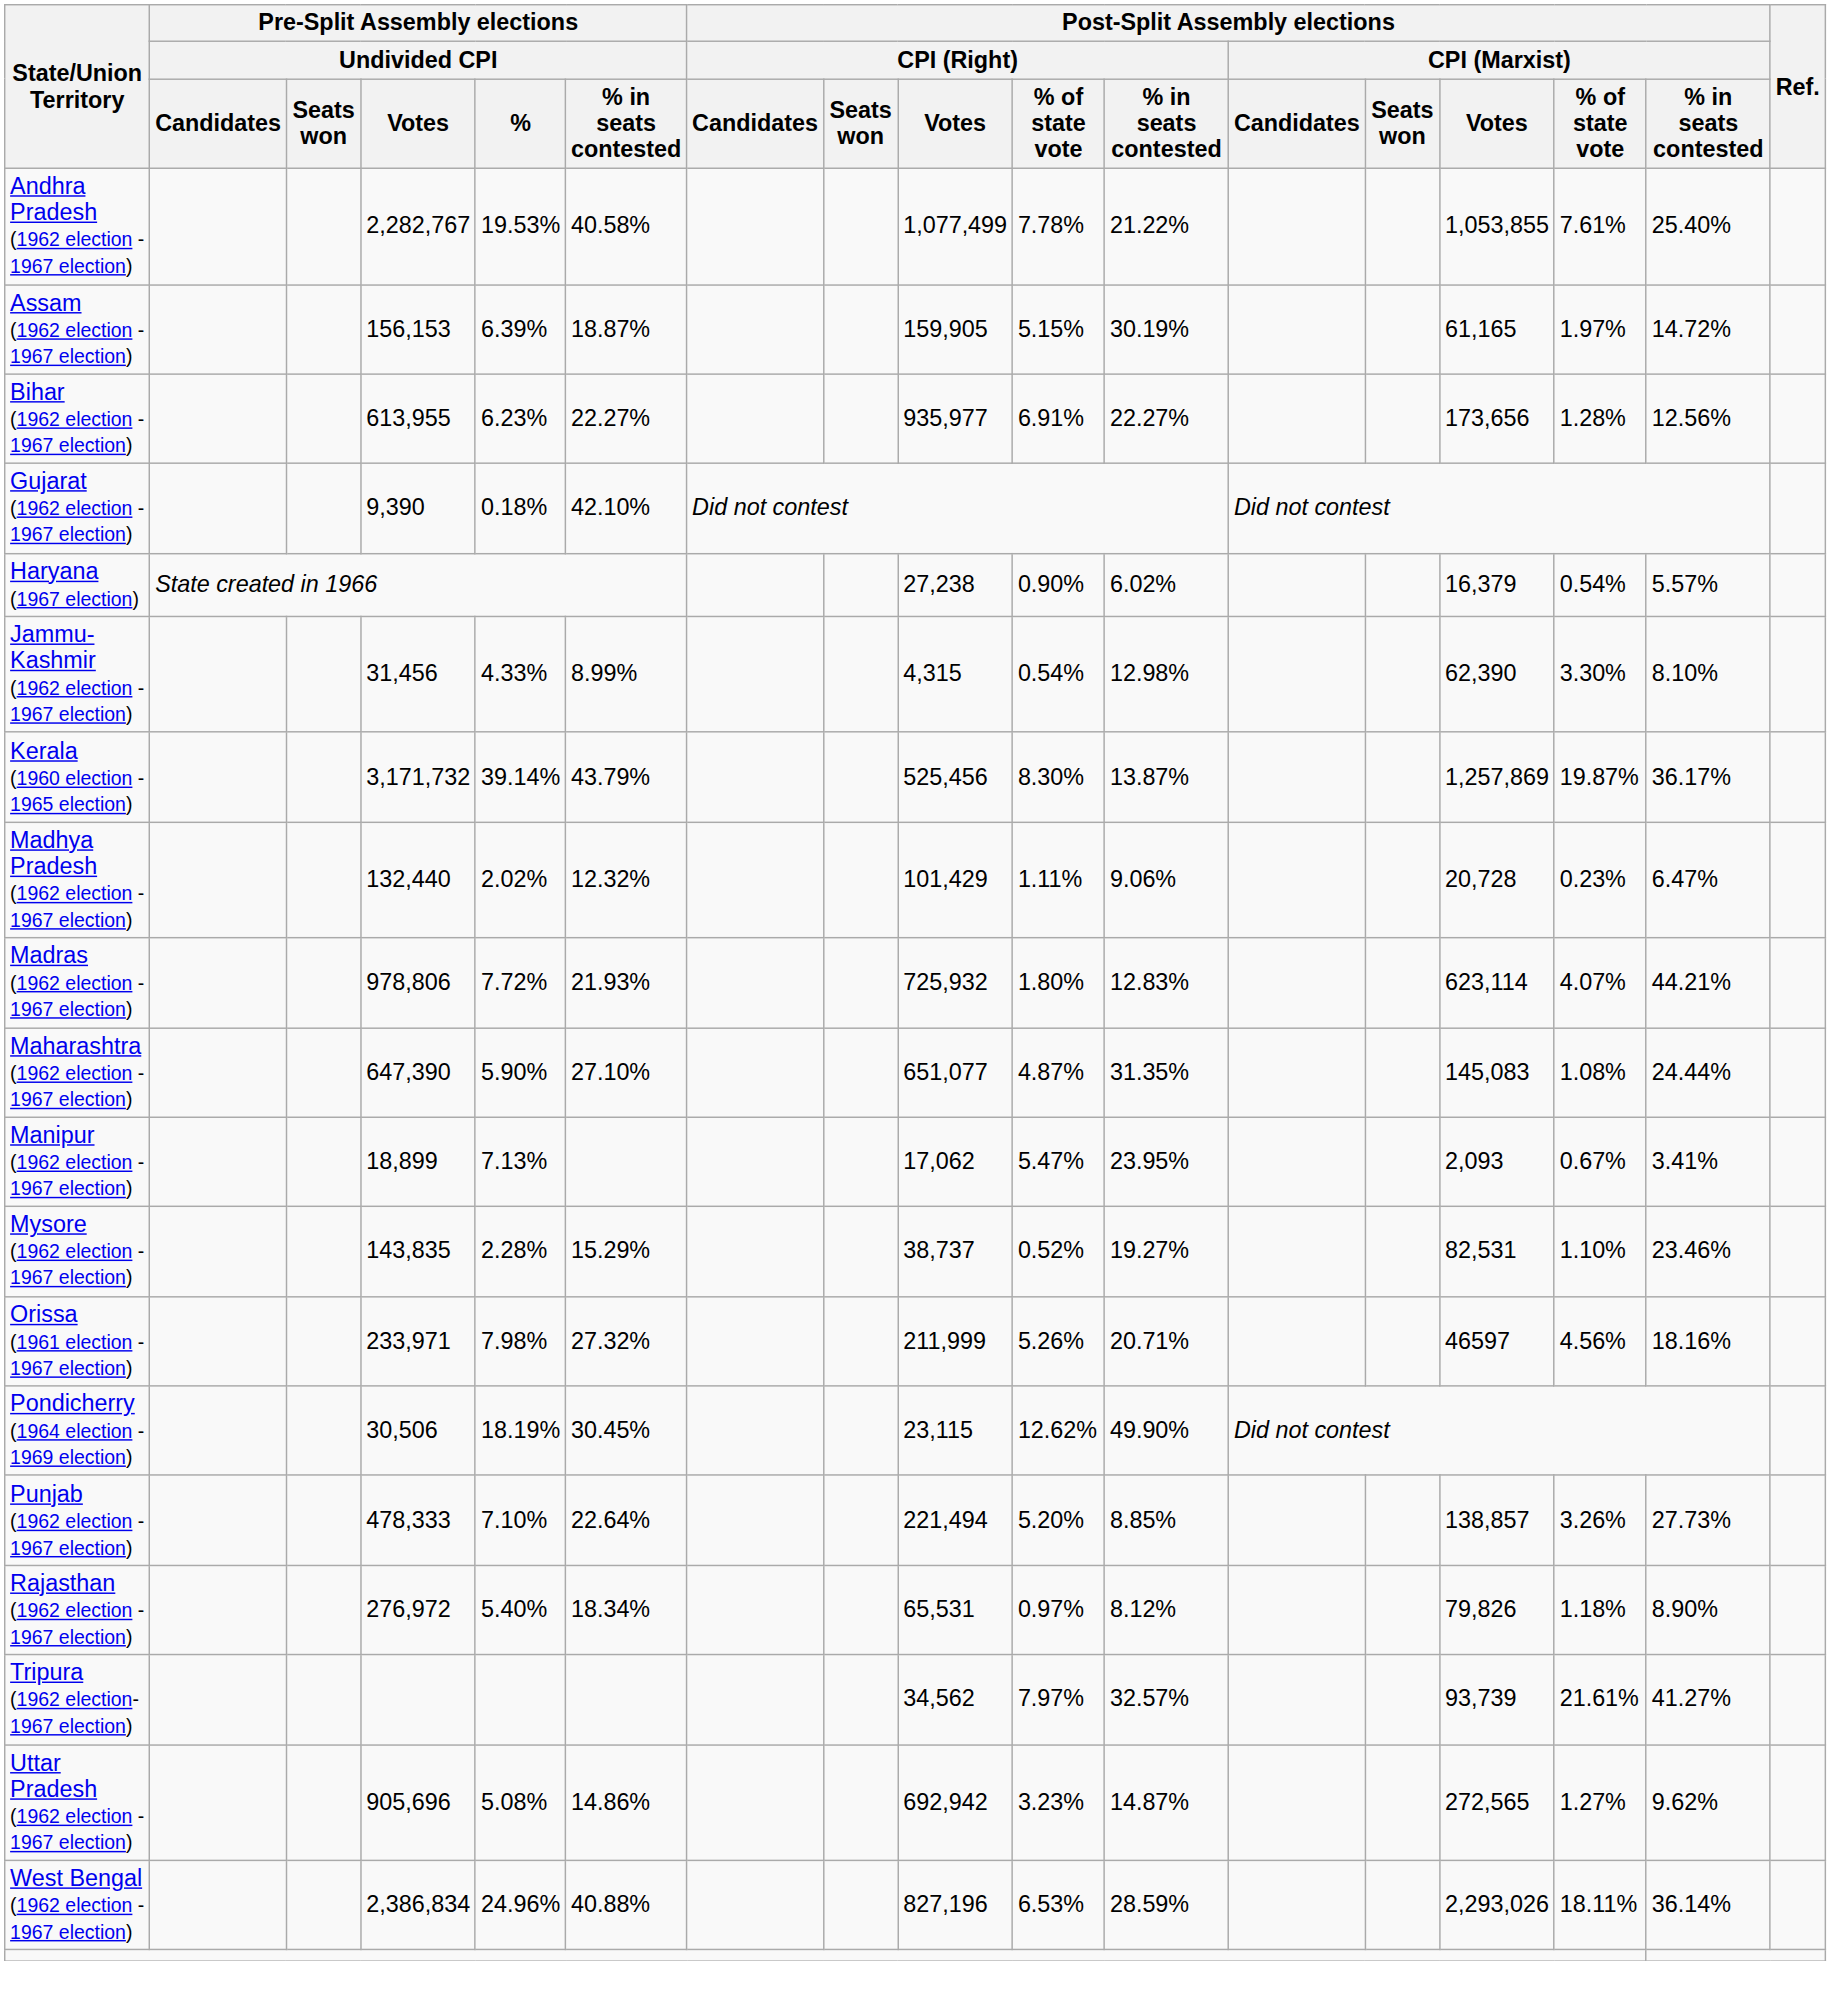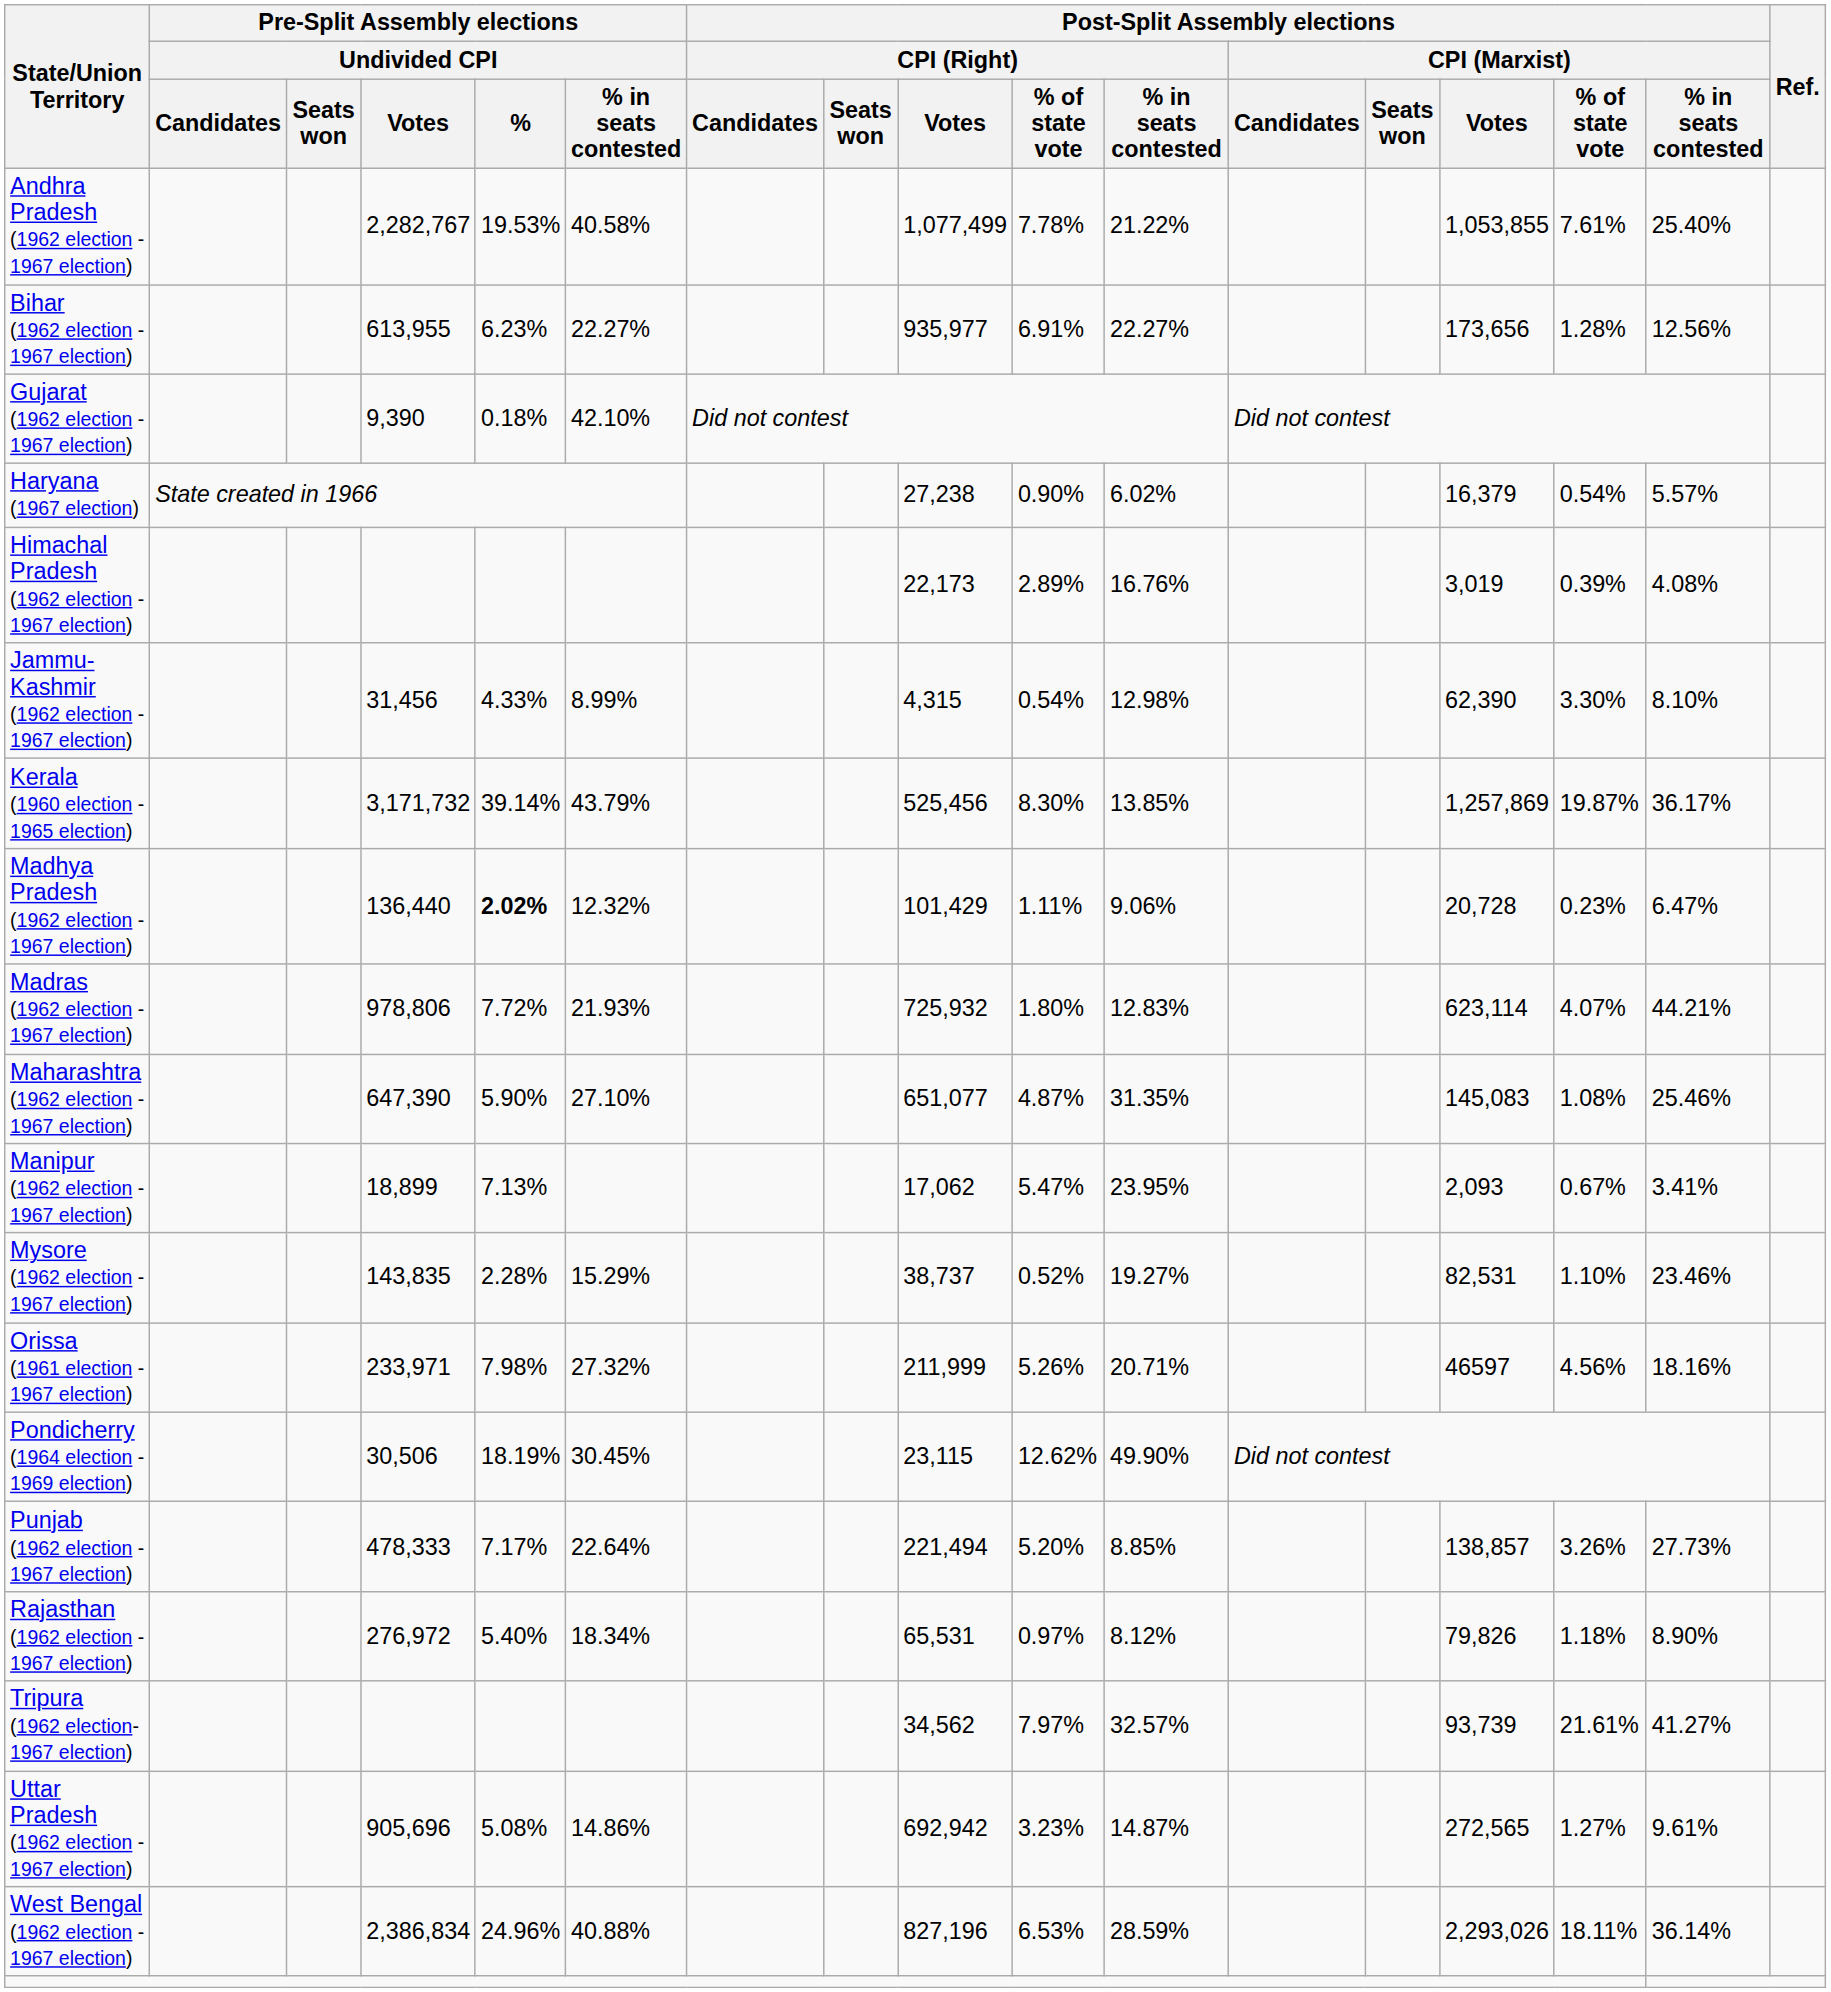- row: (77, 328)
+ row: (77, 584)
(1150, 776) 13.87% -> (1150, 803) 13.85%
(408, 879) 132,440 -> (408, 905) 136,440
(514, 879) normal -> (514, 905) bold
(1691, 1072) 24.44% -> (1691, 1098) 25.46%
(514, 1520) 7.10% -> (514, 1546) 7.17%
(1685, 1802) 9.62% -> (1685, 1828) 9.61%
